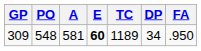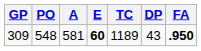(153, 35) 34 -> (153, 35) 43
(181, 35) normal -> (181, 35) bold
